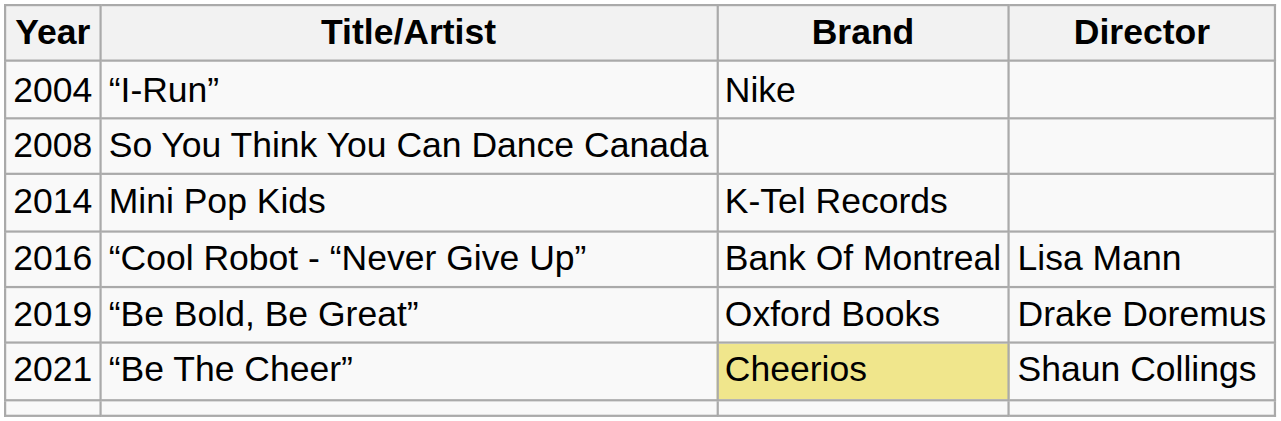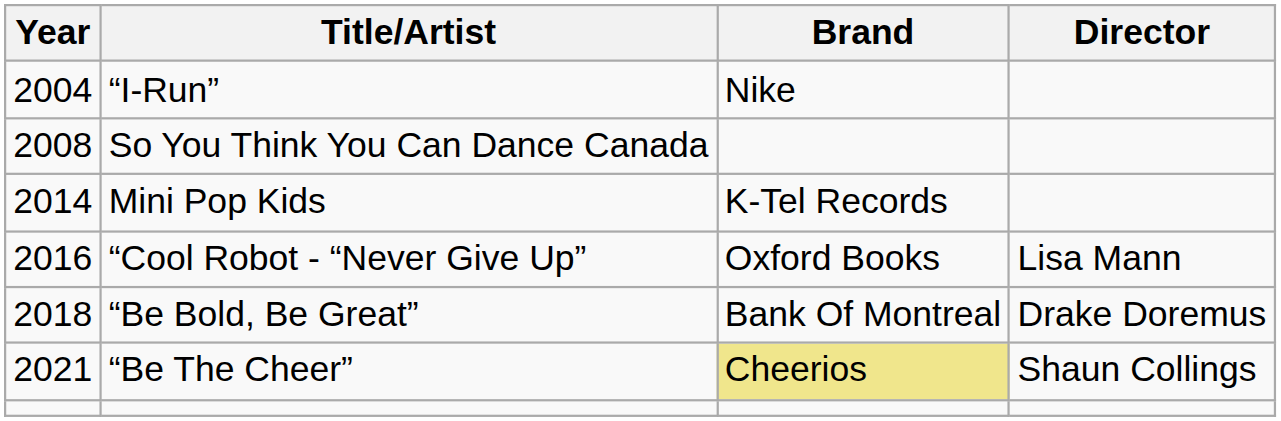(863, 257) Bank Of Montreal -> (832, 257) Oxford Books
(53, 314) 2019 -> (53, 314) 2018
(832, 314) Oxford Books -> (863, 314) Bank Of Montreal
